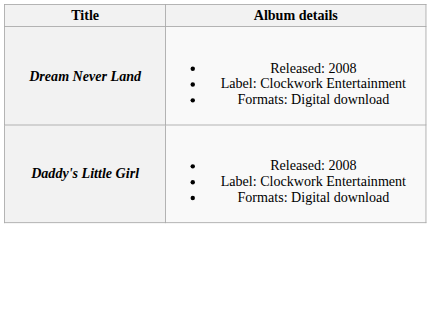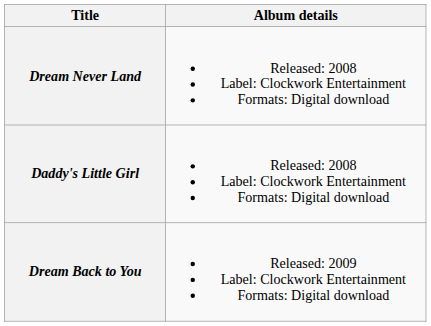+ row: (85, 271)
